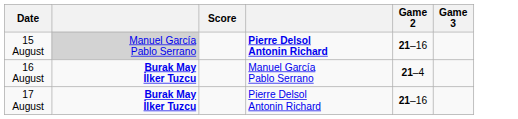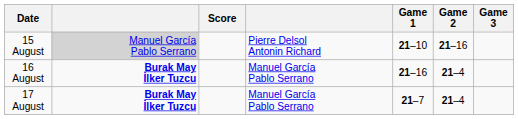+ column: (413, 19)
(288, 46) bold -> (285, 46) normal
(285, 101) Pierre Delsol Antonin Richard -> (282, 101) Manuel García Pablo Serrano
(413, 101) 21–16 -> (453, 101) 21–4
